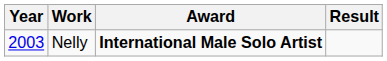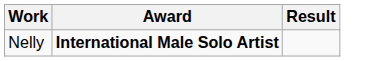- column: (26, 17)
